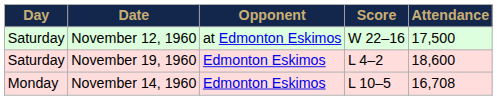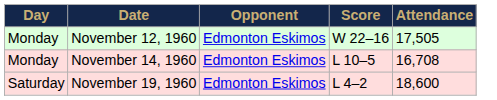(36, 38) Saturday -> (33, 38) Monday
(272, 38) at Edmonton Eskimos -> (264, 38) Edmonton Eskimos
(433, 38) 17,500 -> (418, 38) 17,505
rows swapped: (134, 83) <-> (134, 60)
